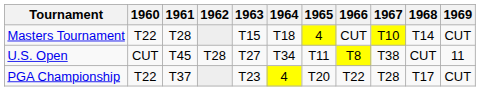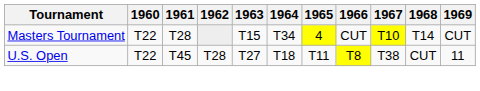(284, 35) T18 -> (284, 35) T34
(145, 56) CUT -> (145, 56) T22
(284, 56) T34 -> (284, 56) T18
- row: (64, 76)
